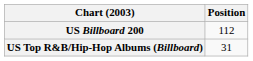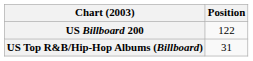(227, 30) 112 -> (227, 30) 122
